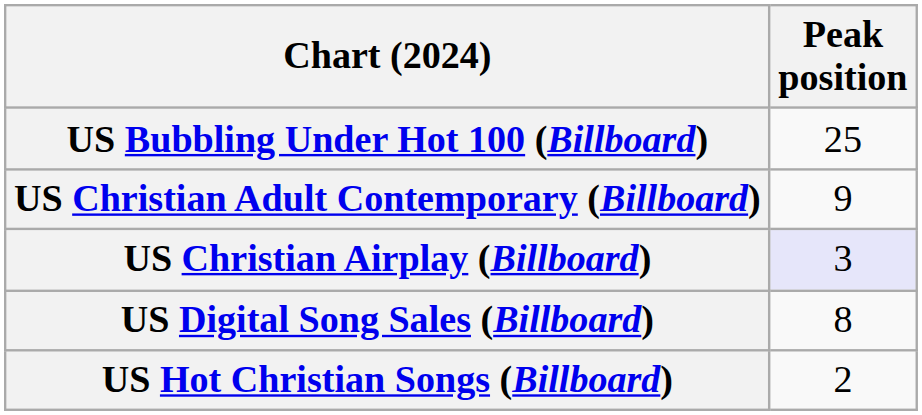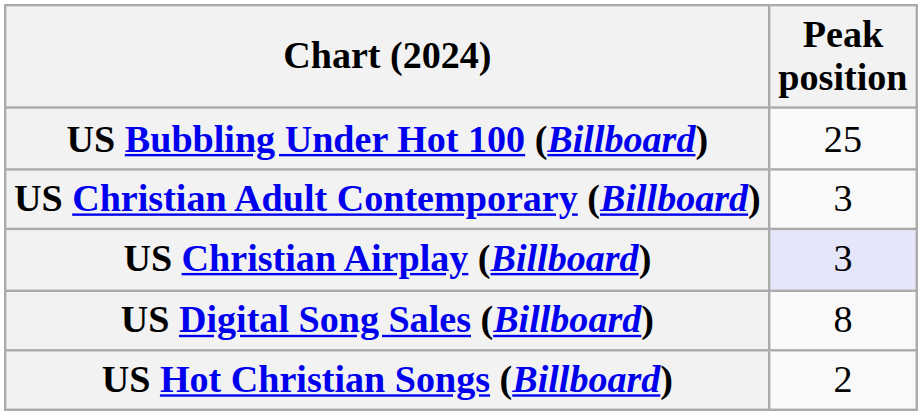(843, 198) 9 -> (843, 198) 3
